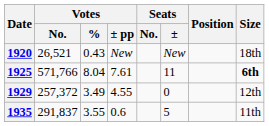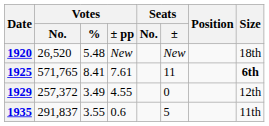(54, 53) 26,521 -> (54, 53) 26,520
(94, 53) 0.43 -> (94, 53) 5.48
(58, 72) 571,766 -> (58, 72) 571,765
(94, 72) 8.04 -> (94, 72) 8.41
